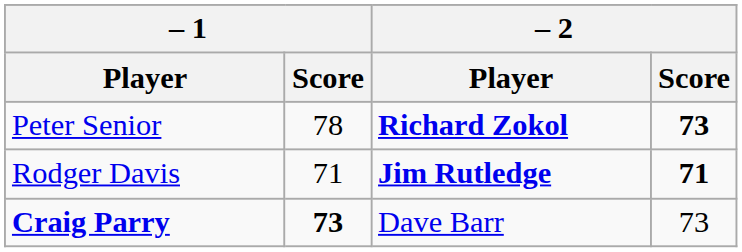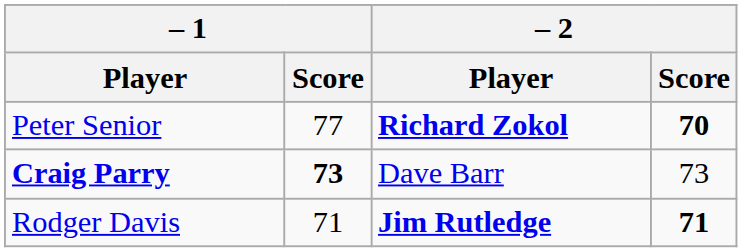(328, 125) 78 -> (328, 125) 77
(694, 125) 73 -> (694, 125) 70
rows swapped: (96, 173) <-> (91, 221)
